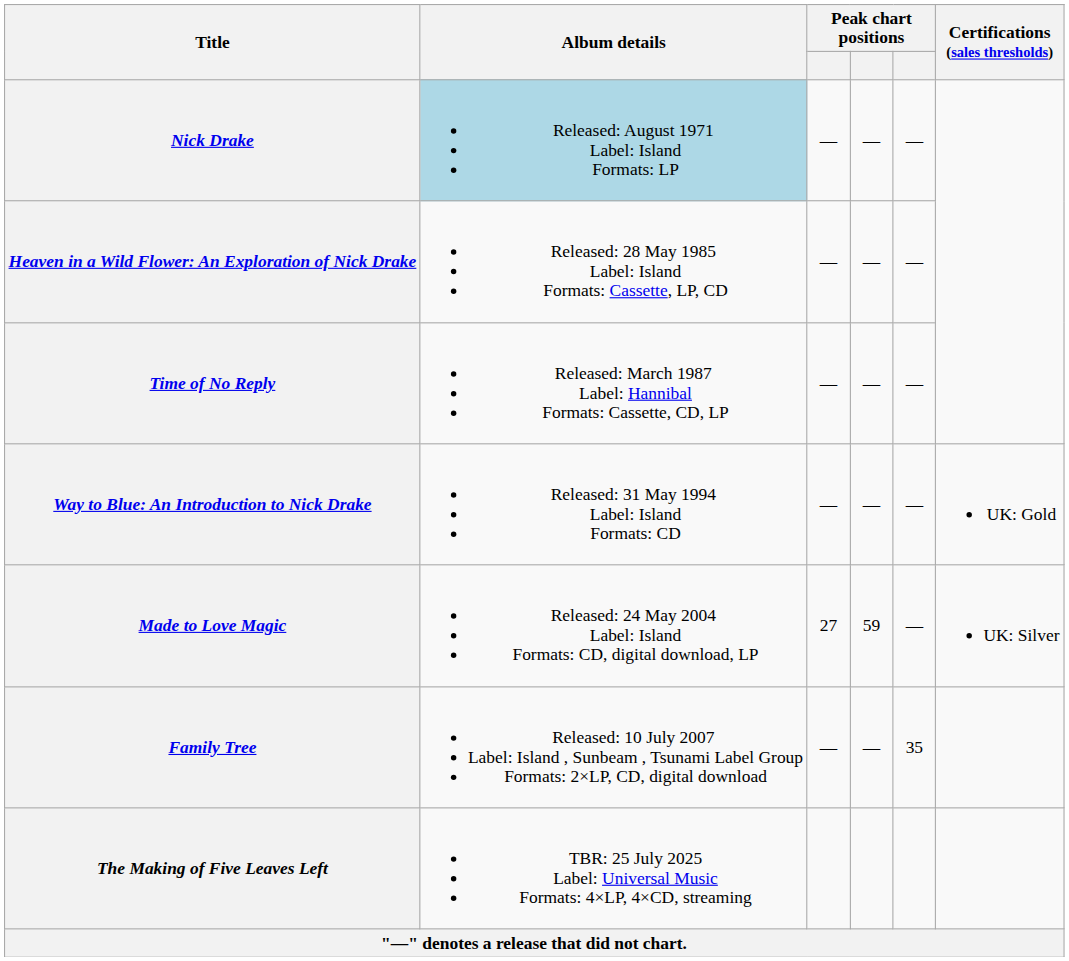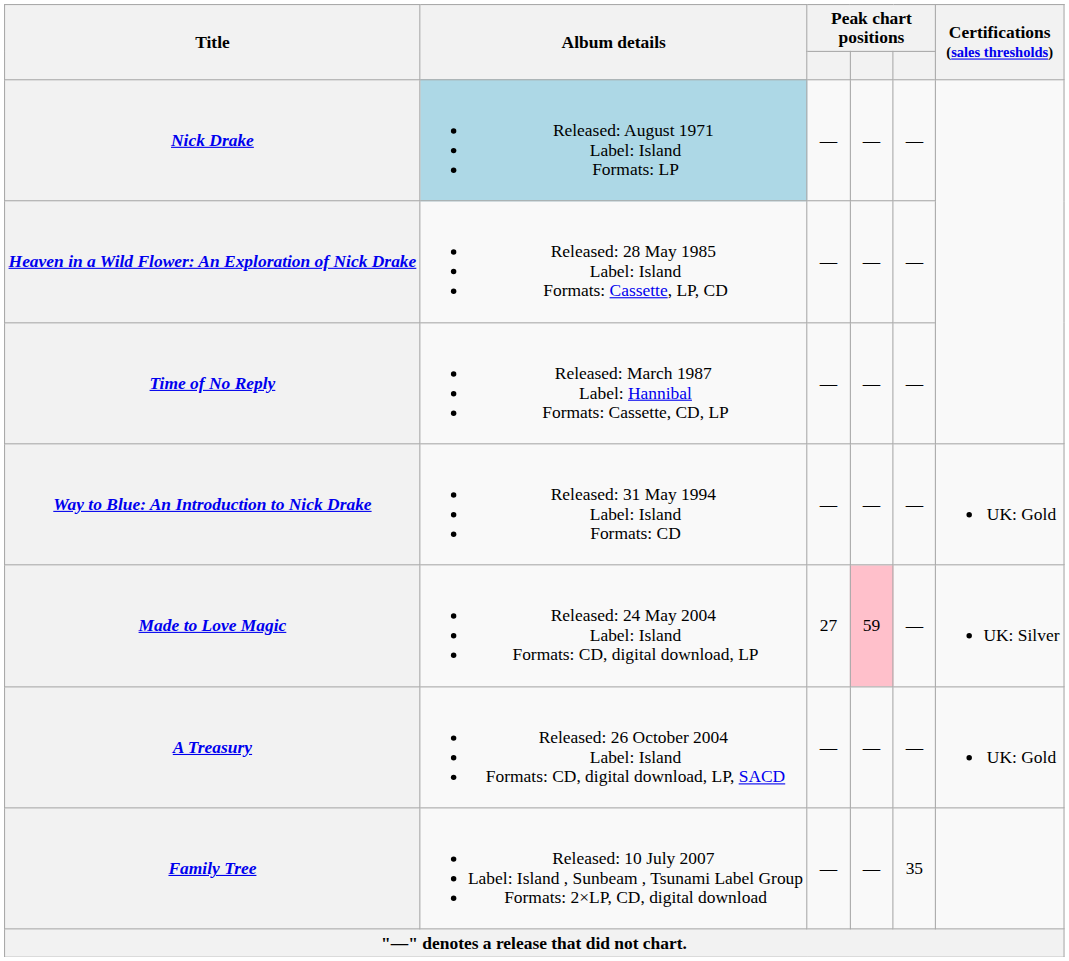(871, 625) no background -> (871, 625) pink background
+ row: (212, 747)
- row: (212, 868)
